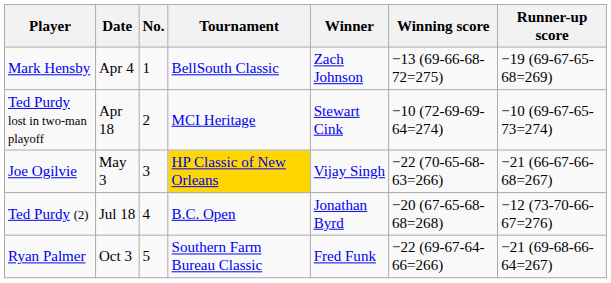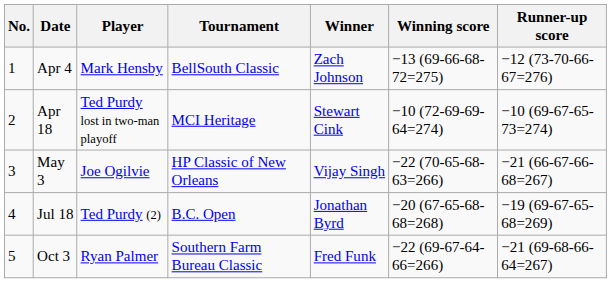columns swapped: (154, 26) <-> (50, 26)
(548, 68) −19 (69-67-65-68=269) -> (548, 68) −12 (73-70-66-67=276)
(229, 171) gold background -> (229, 171) no background
(548, 214) −12 (73-70-66-67=276) -> (548, 214) −19 (69-67-65-68=269)
